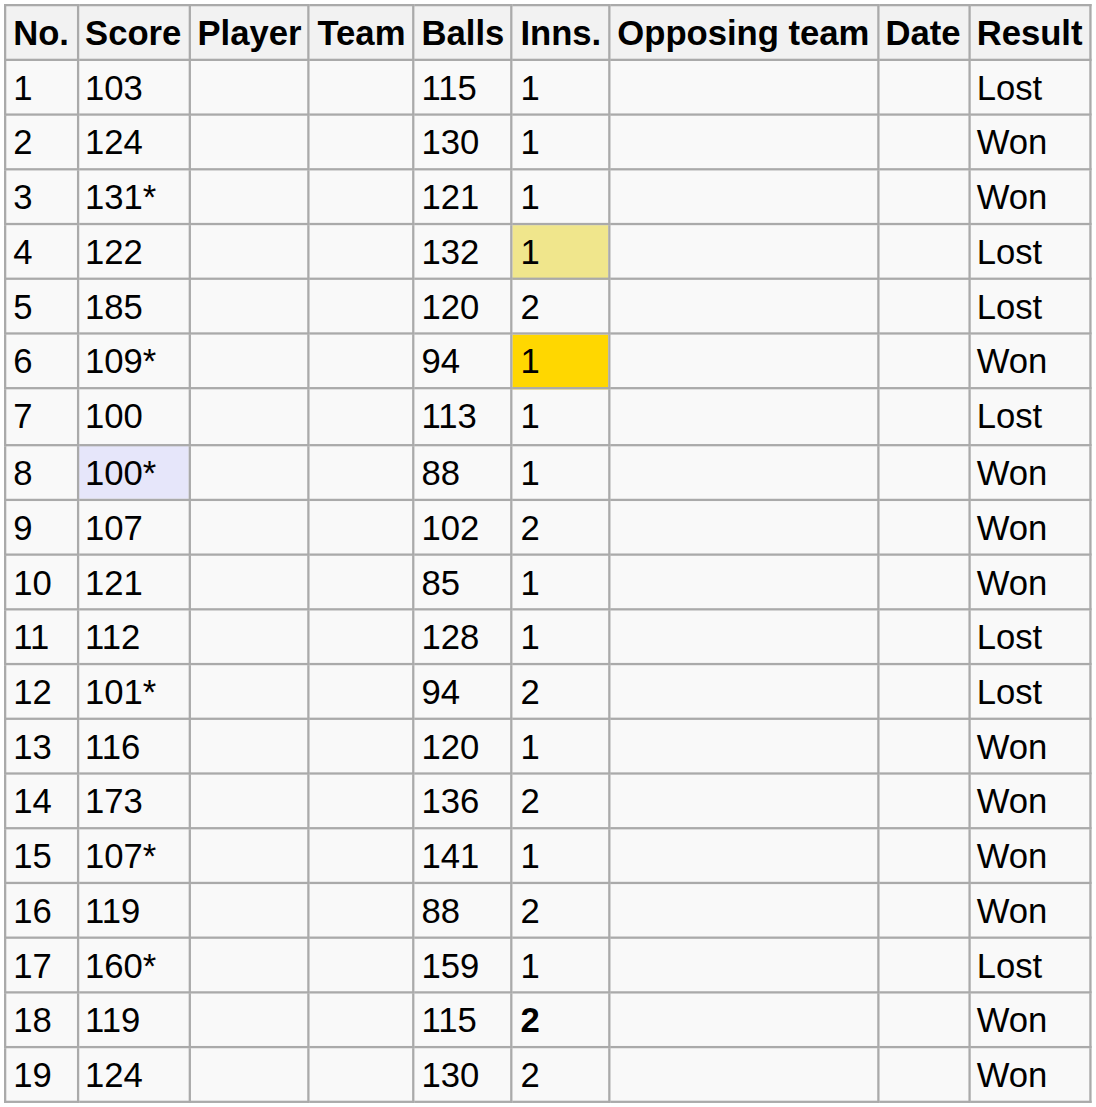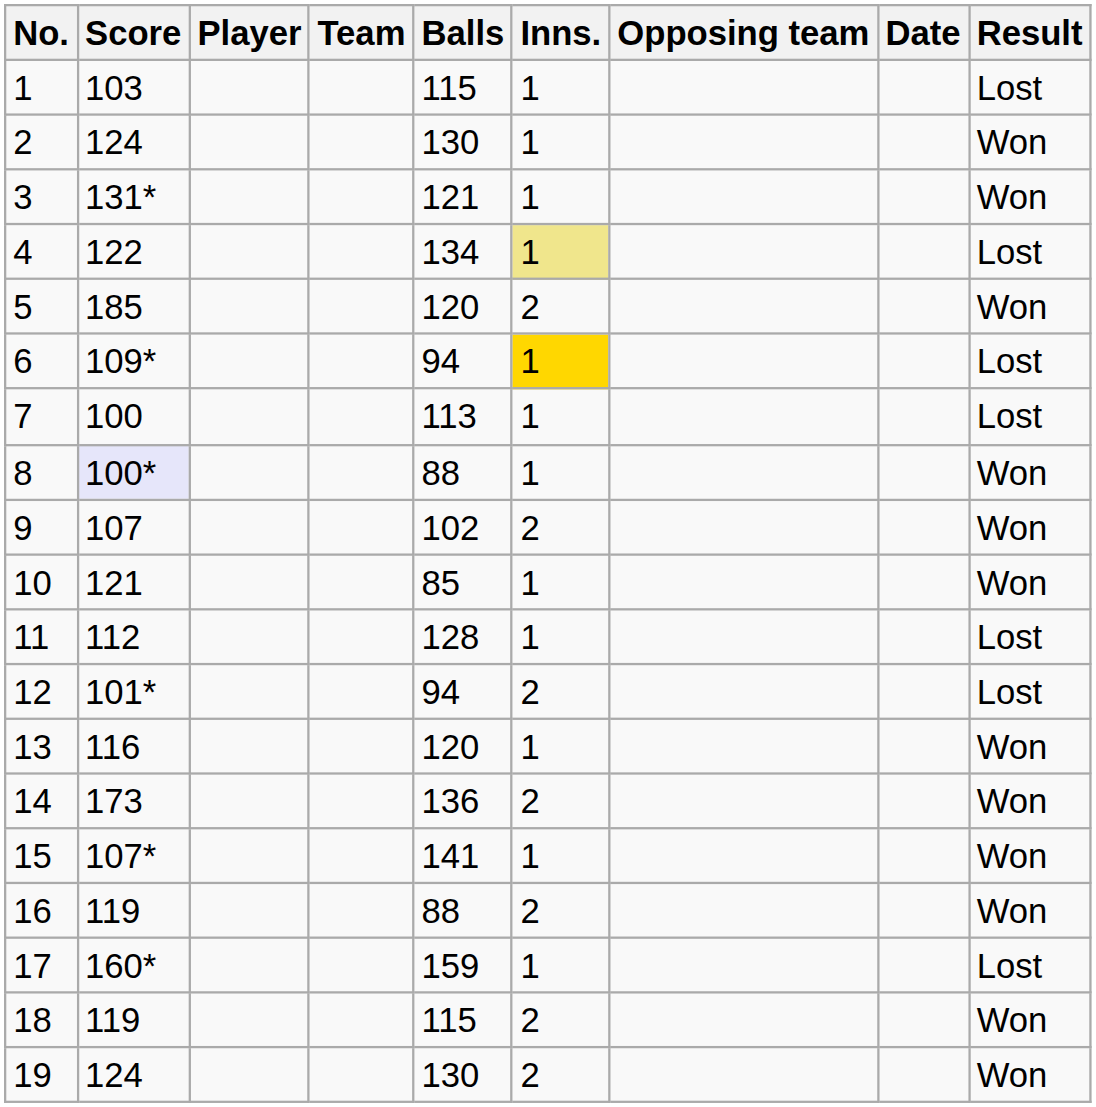(450, 252) 132 -> (450, 252) 134
(1009, 307) Lost -> (1012, 307) Won
(1012, 362) Won -> (1009, 362) Lost
(530, 1020) bold -> (530, 1020) normal
